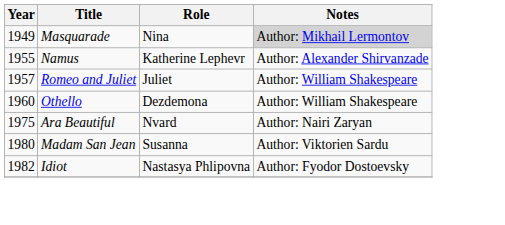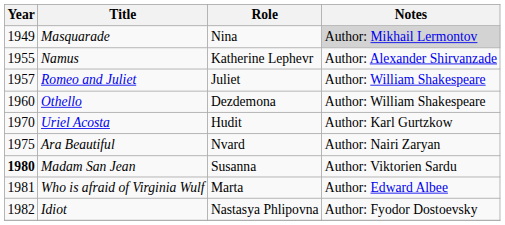+ row: (75, 123)
(21, 144) normal -> (21, 166) bold
+ row: (123, 187)
